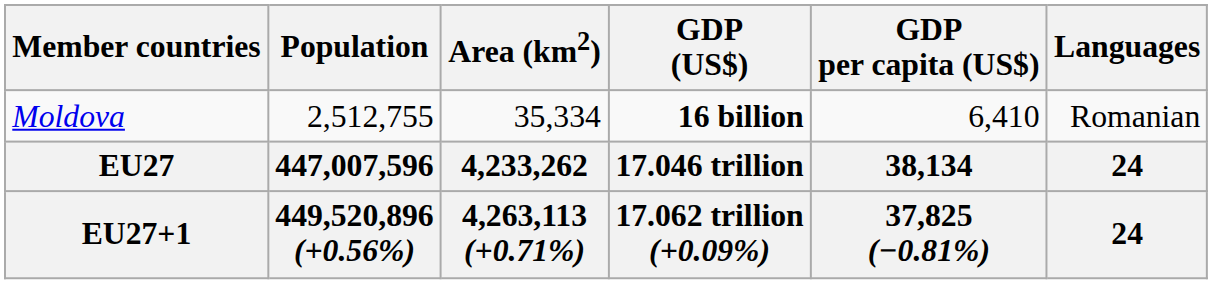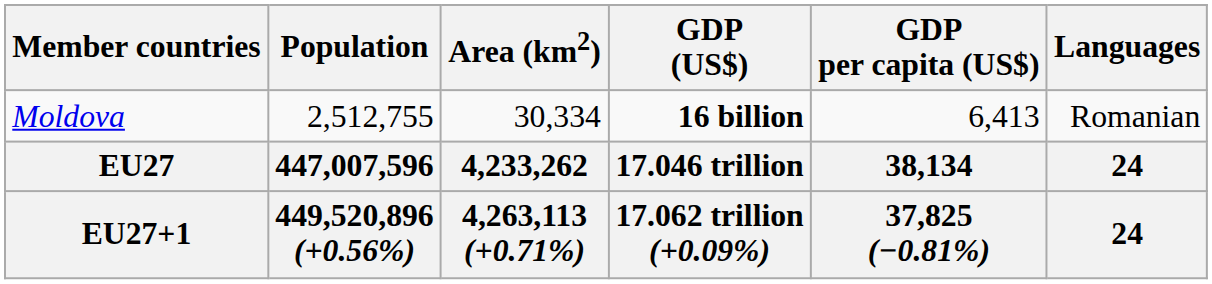(557, 115) 35,334 -> (557, 115) 30,334
(1004, 115) 6,410 -> (1004, 115) 6,413
